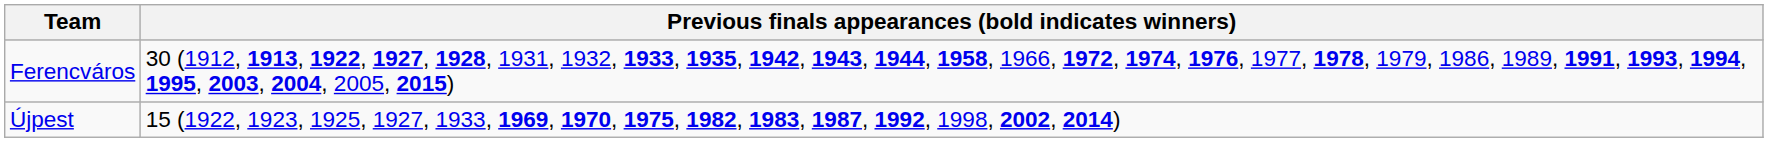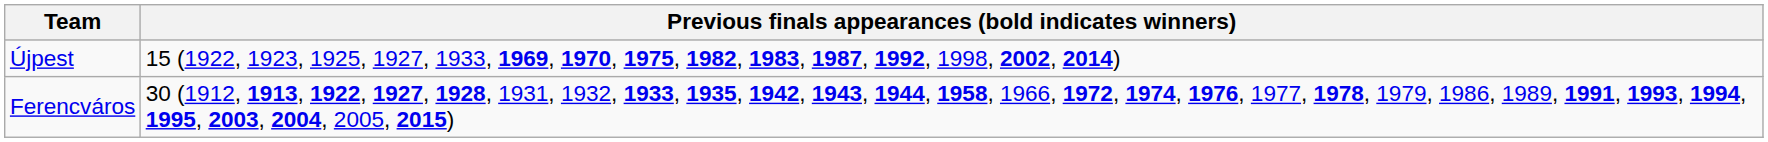rows swapped: (42, 119) <-> (73, 70)
